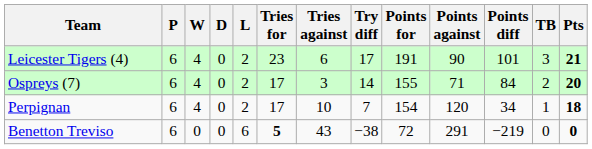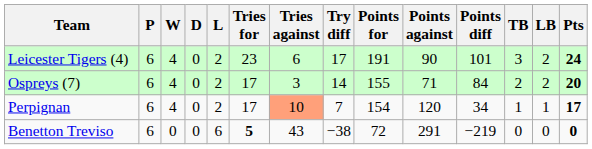+ column: (546, 25)
(573, 58) 21 -> (573, 58) 24
(324, 107) no background -> (296, 107) lightsalmon background
(573, 107) 18 -> (573, 107) 17
